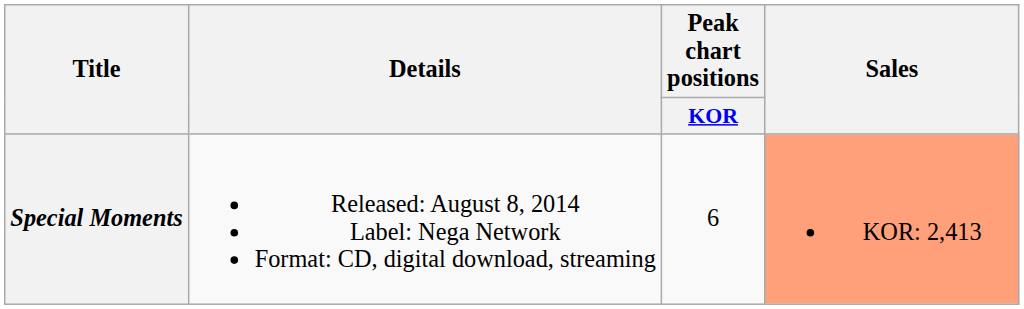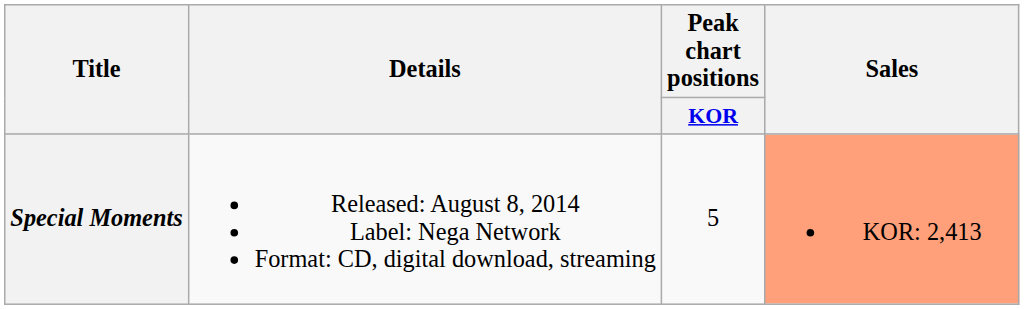(713, 218) 6 -> (713, 218) 5
